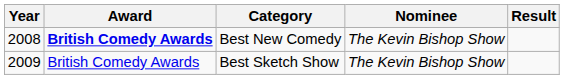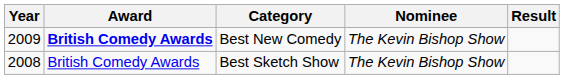(24, 39) 2008 -> (24, 39) 2009
(24, 62) 2009 -> (24, 62) 2008
